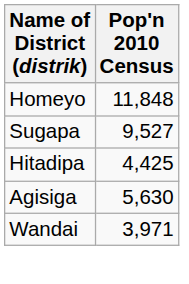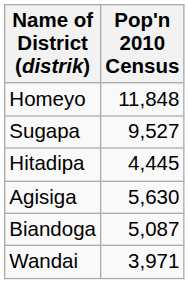(148, 164) 4,425 -> (154, 164) 4,445
+ row: (53, 229)
